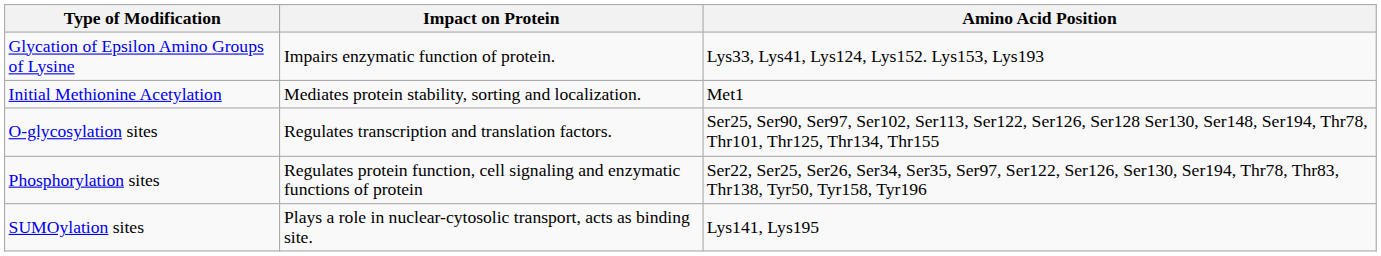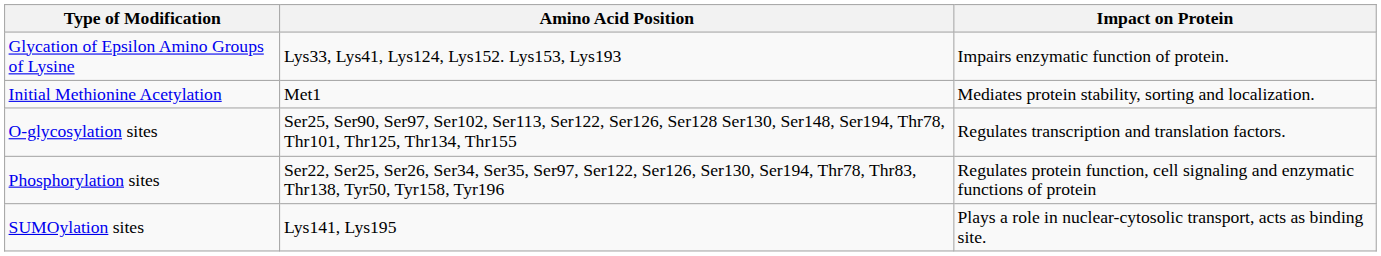columns swapped: (1039, 18) <-> (491, 18)
